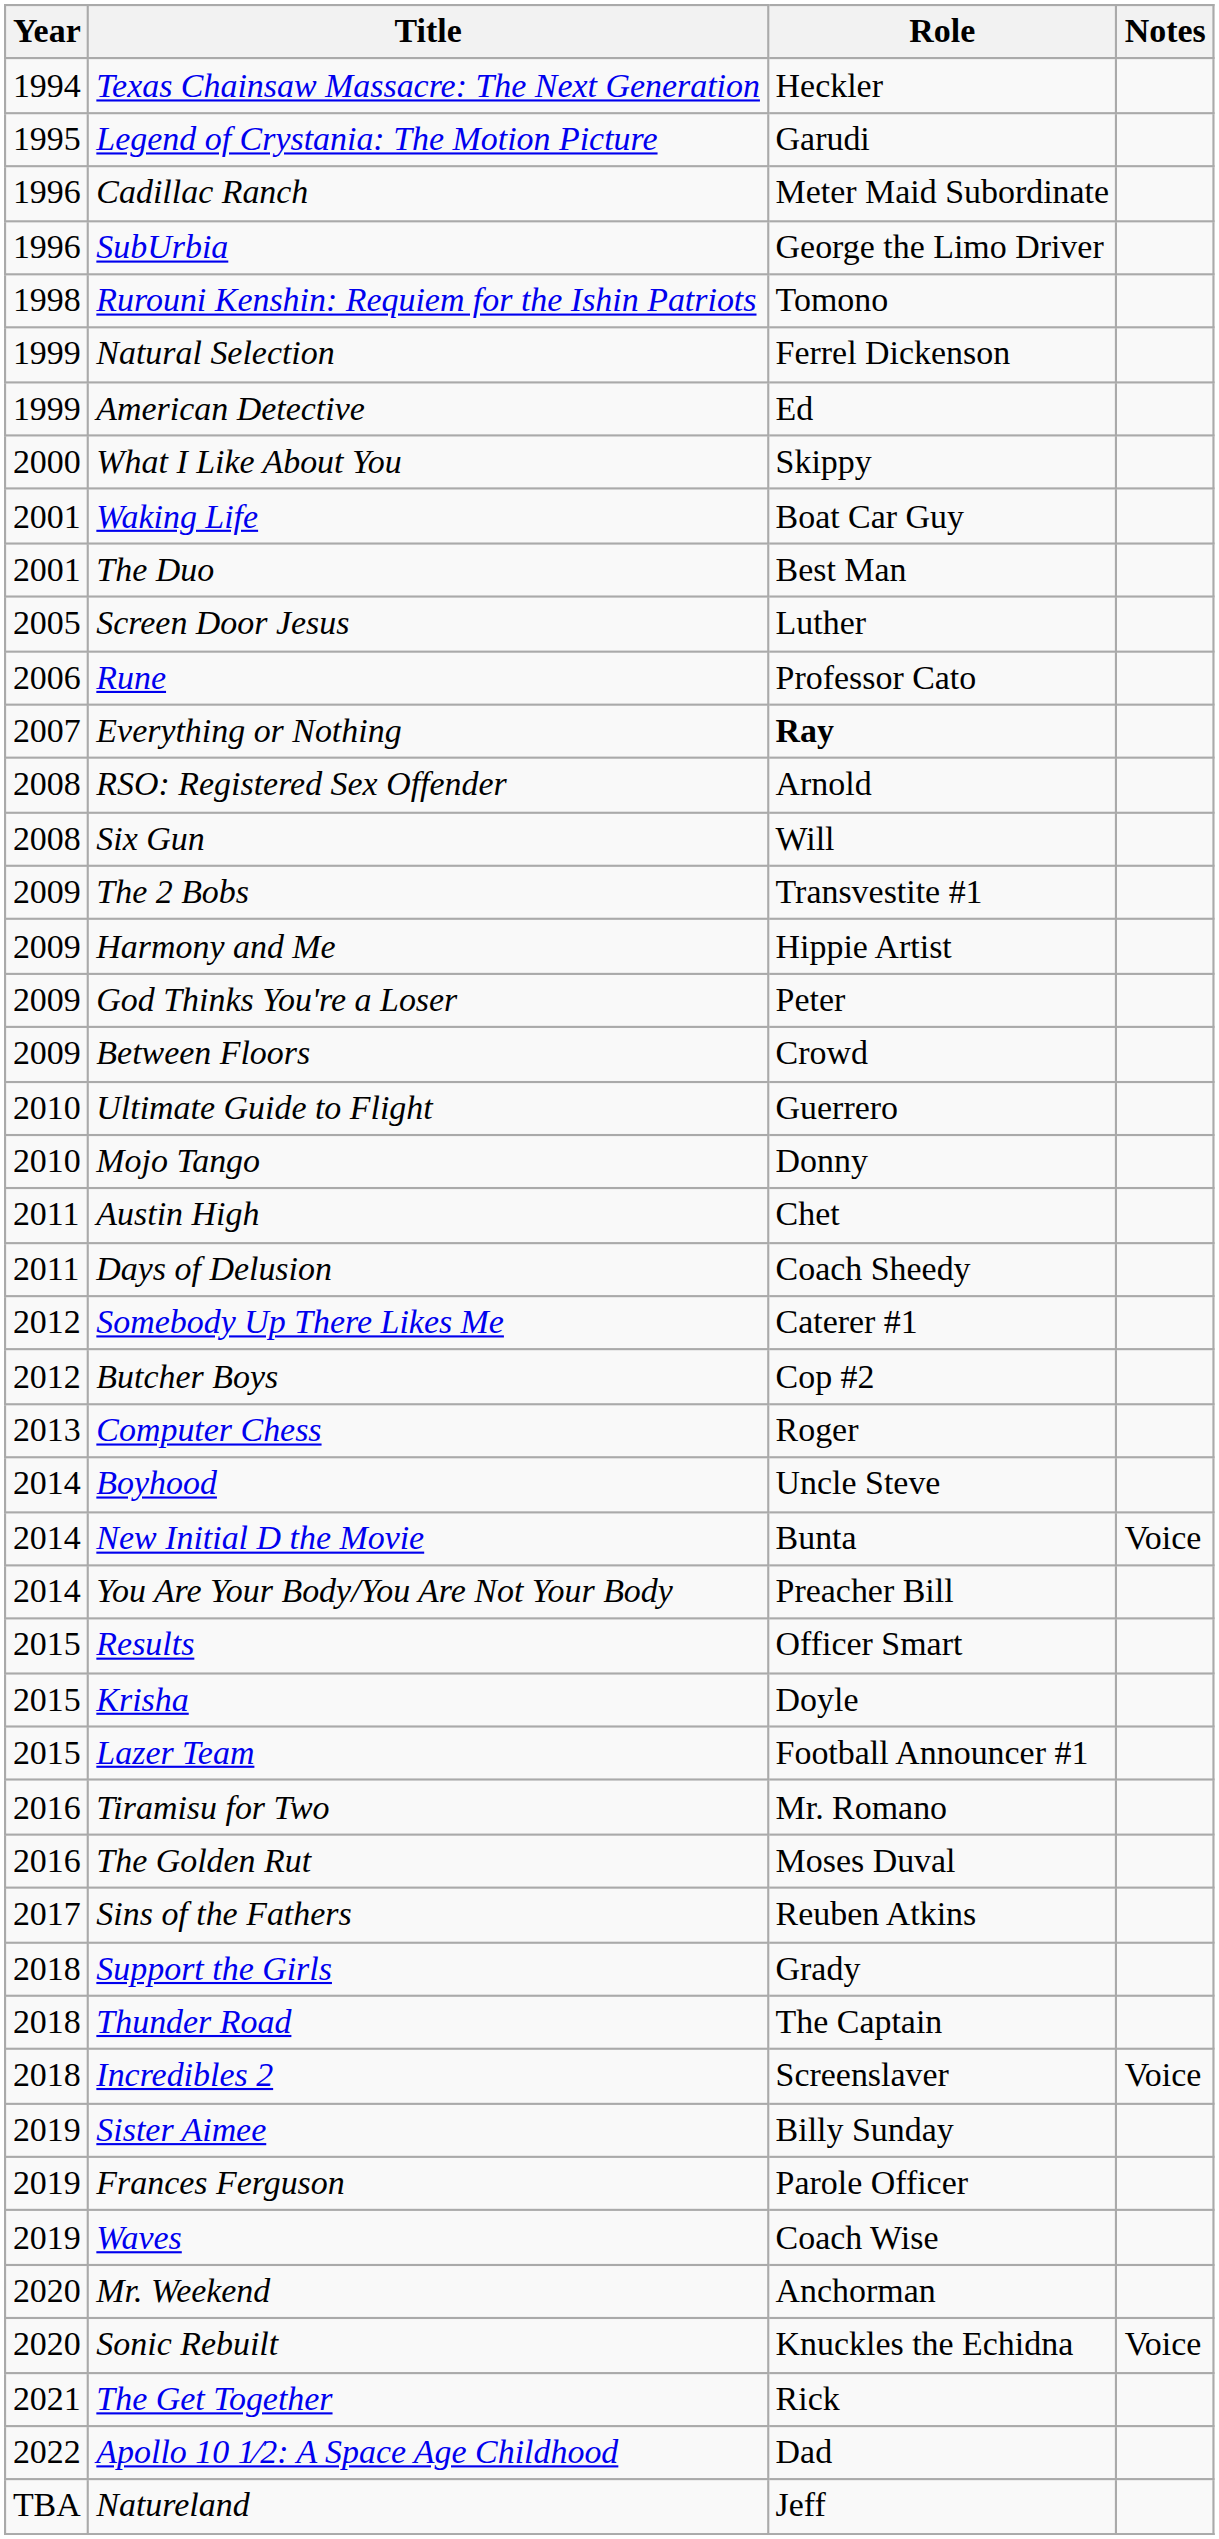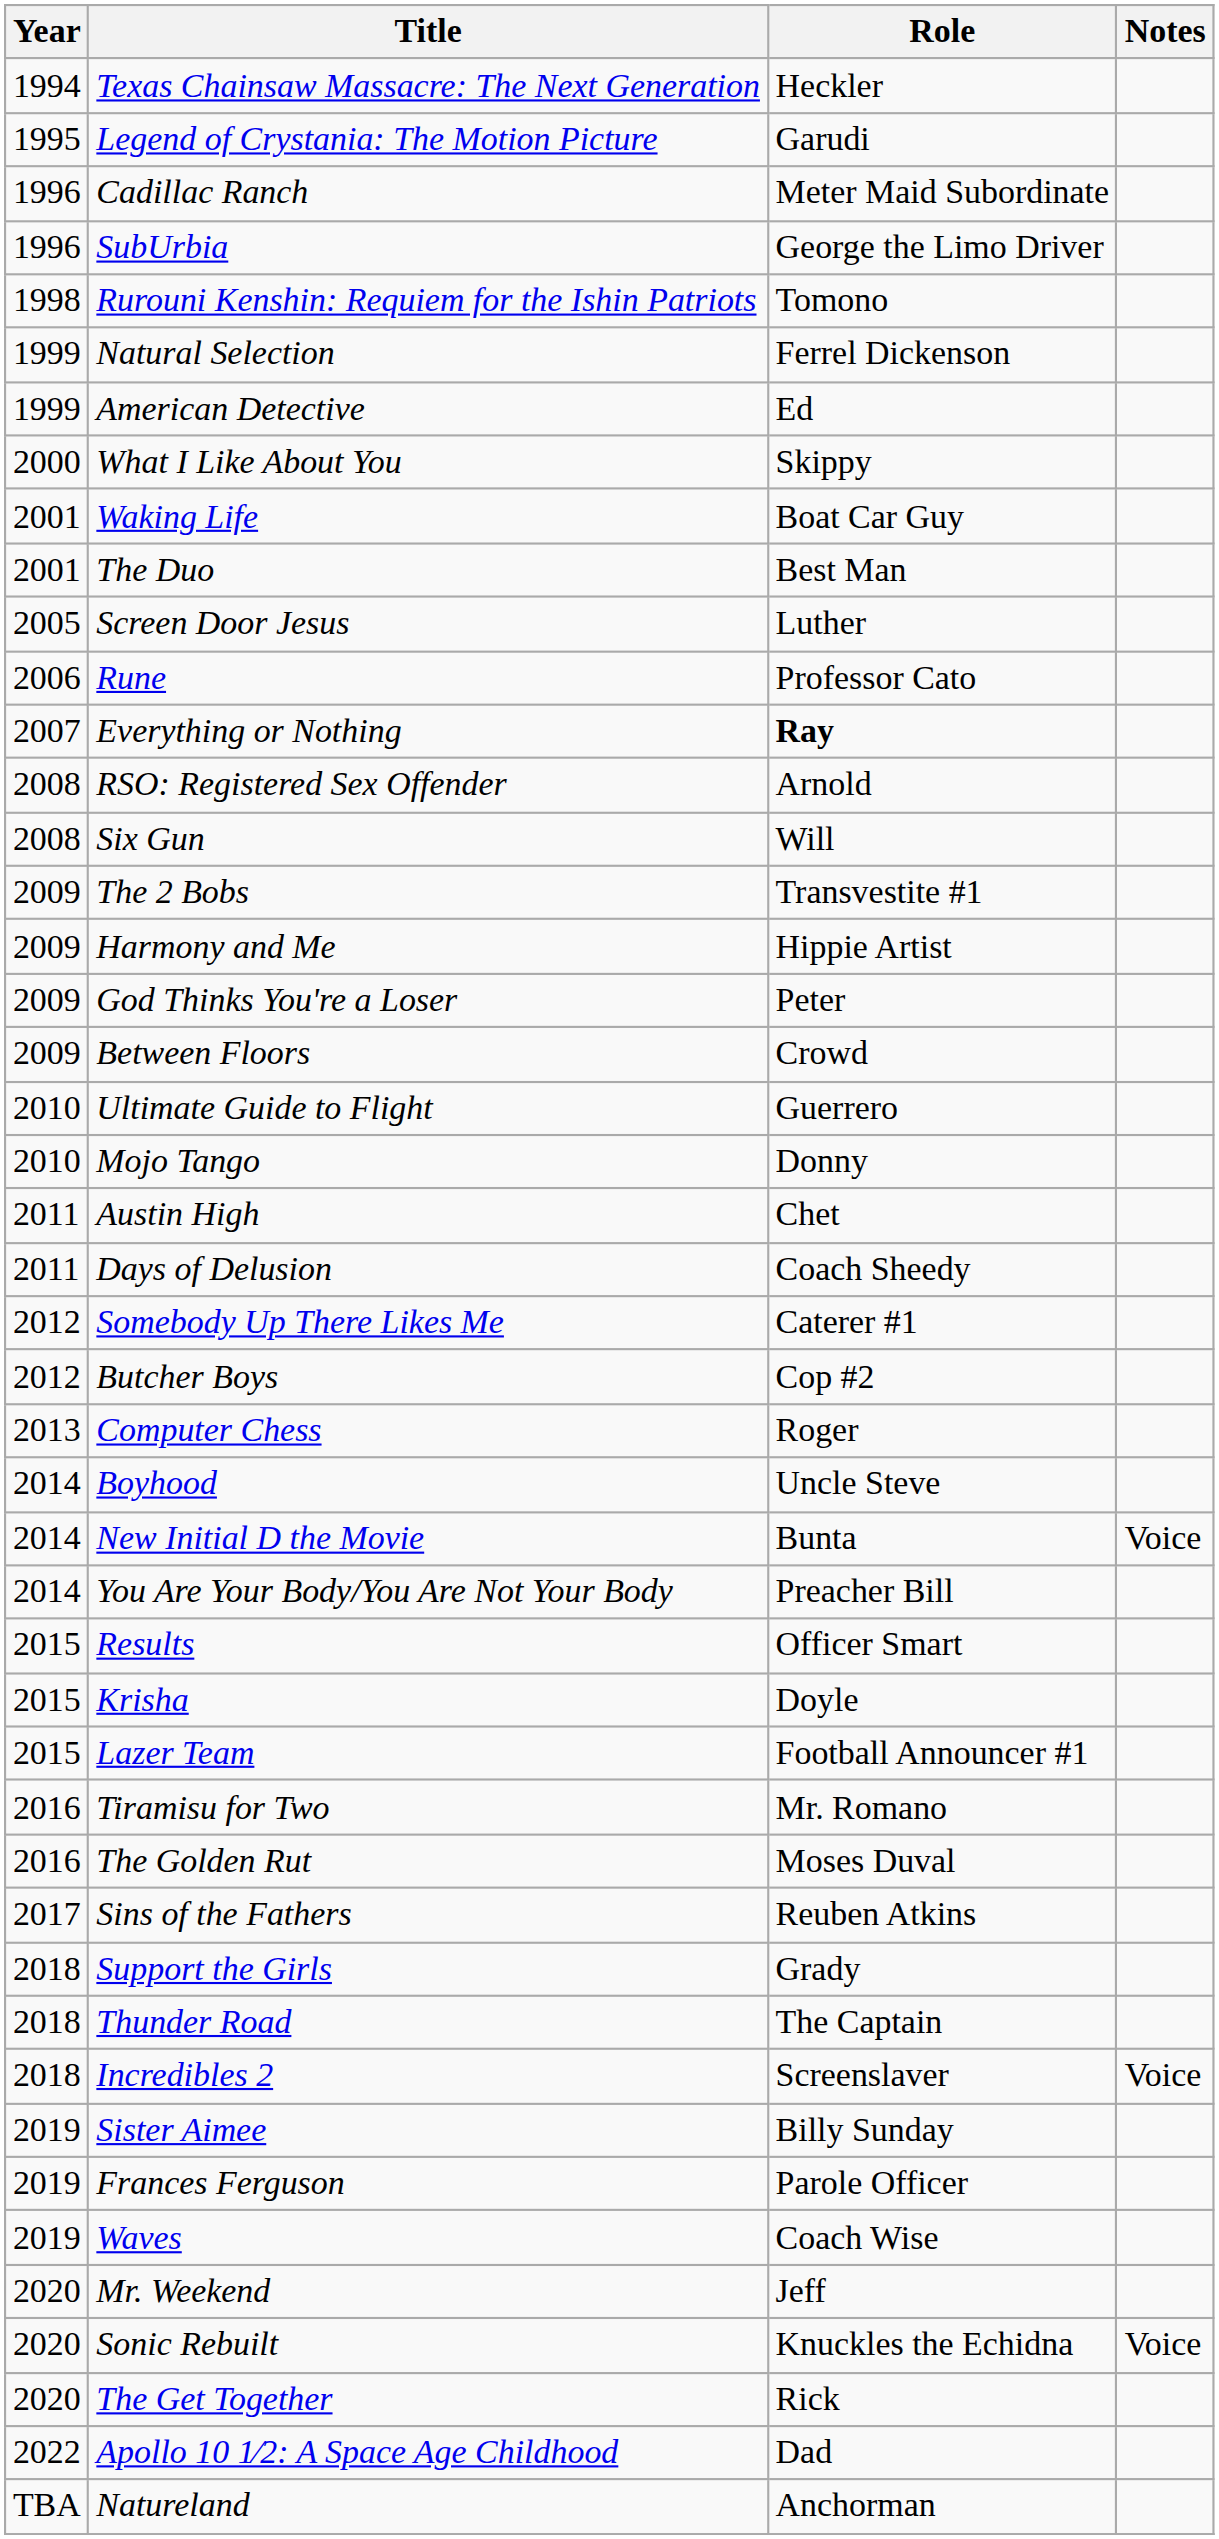(856, 2290) Anchorman -> (801, 2290) Jeff
(47, 2398) 2021 -> (47, 2398) 2020
(801, 2505) Jeff -> (856, 2505) Anchorman
